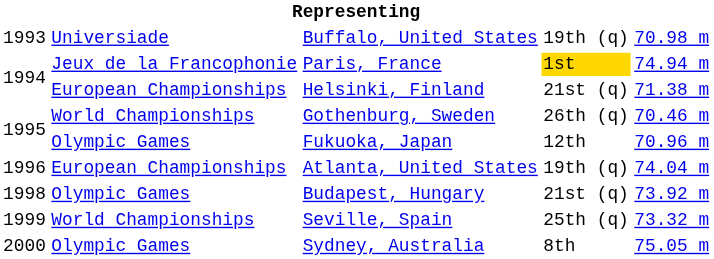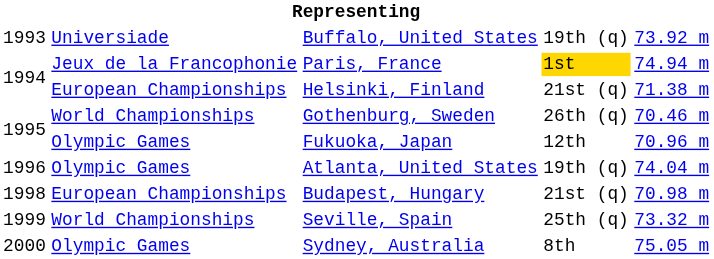(672, 38) 70.98 m -> (672, 38) 73.92 m
(169, 169) European Championships -> (121, 169) Olympic Games
(121, 195) Olympic Games -> (169, 195) European Championships
(672, 195) 73.92 m -> (672, 195) 70.98 m
